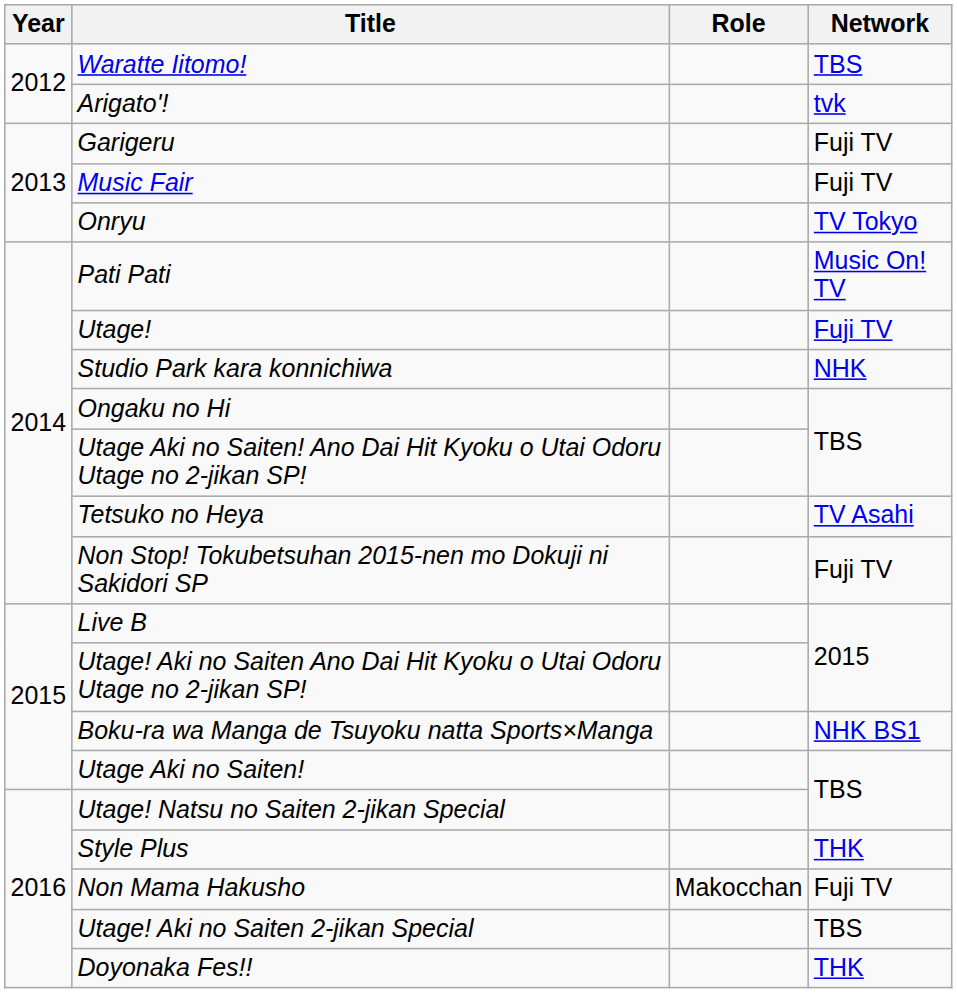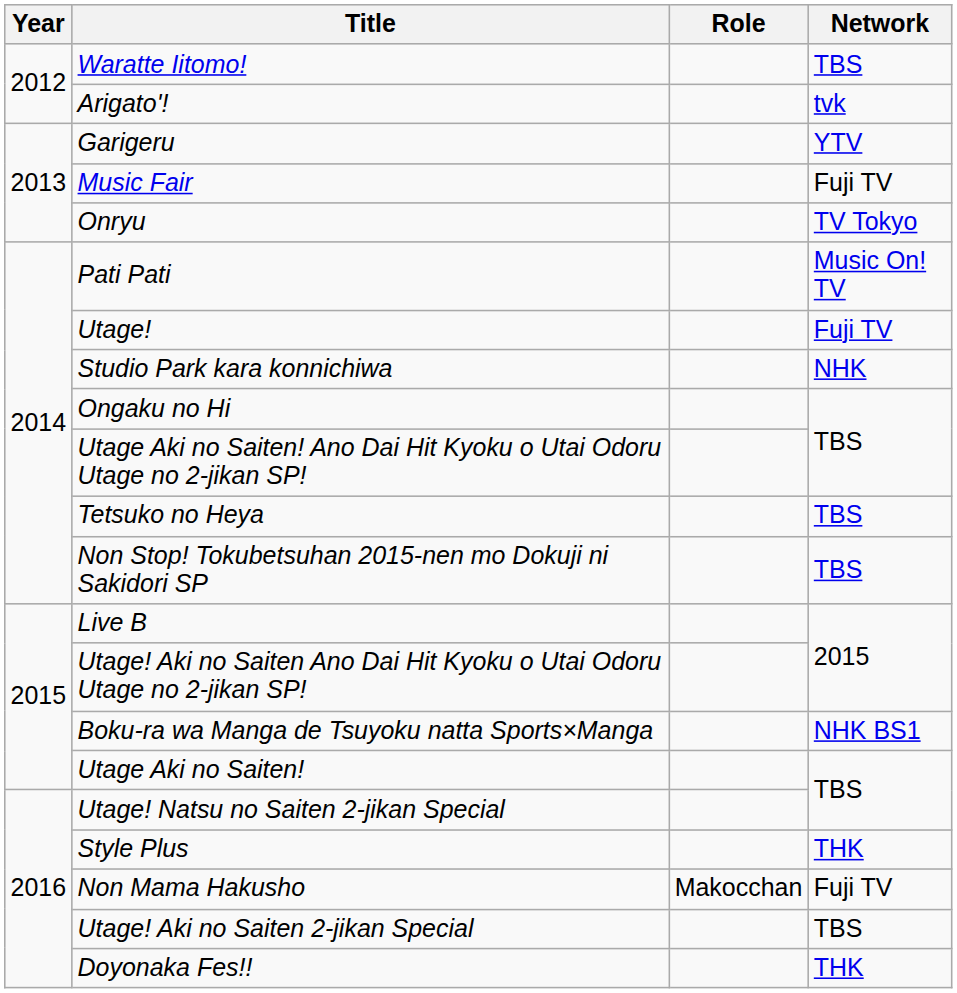(853, 143) Fuji TV -> (838, 143) YTV
(864, 515) TV Asahi -> (838, 515) TBS
(853, 569) Fuji TV -> (838, 569) TBS
